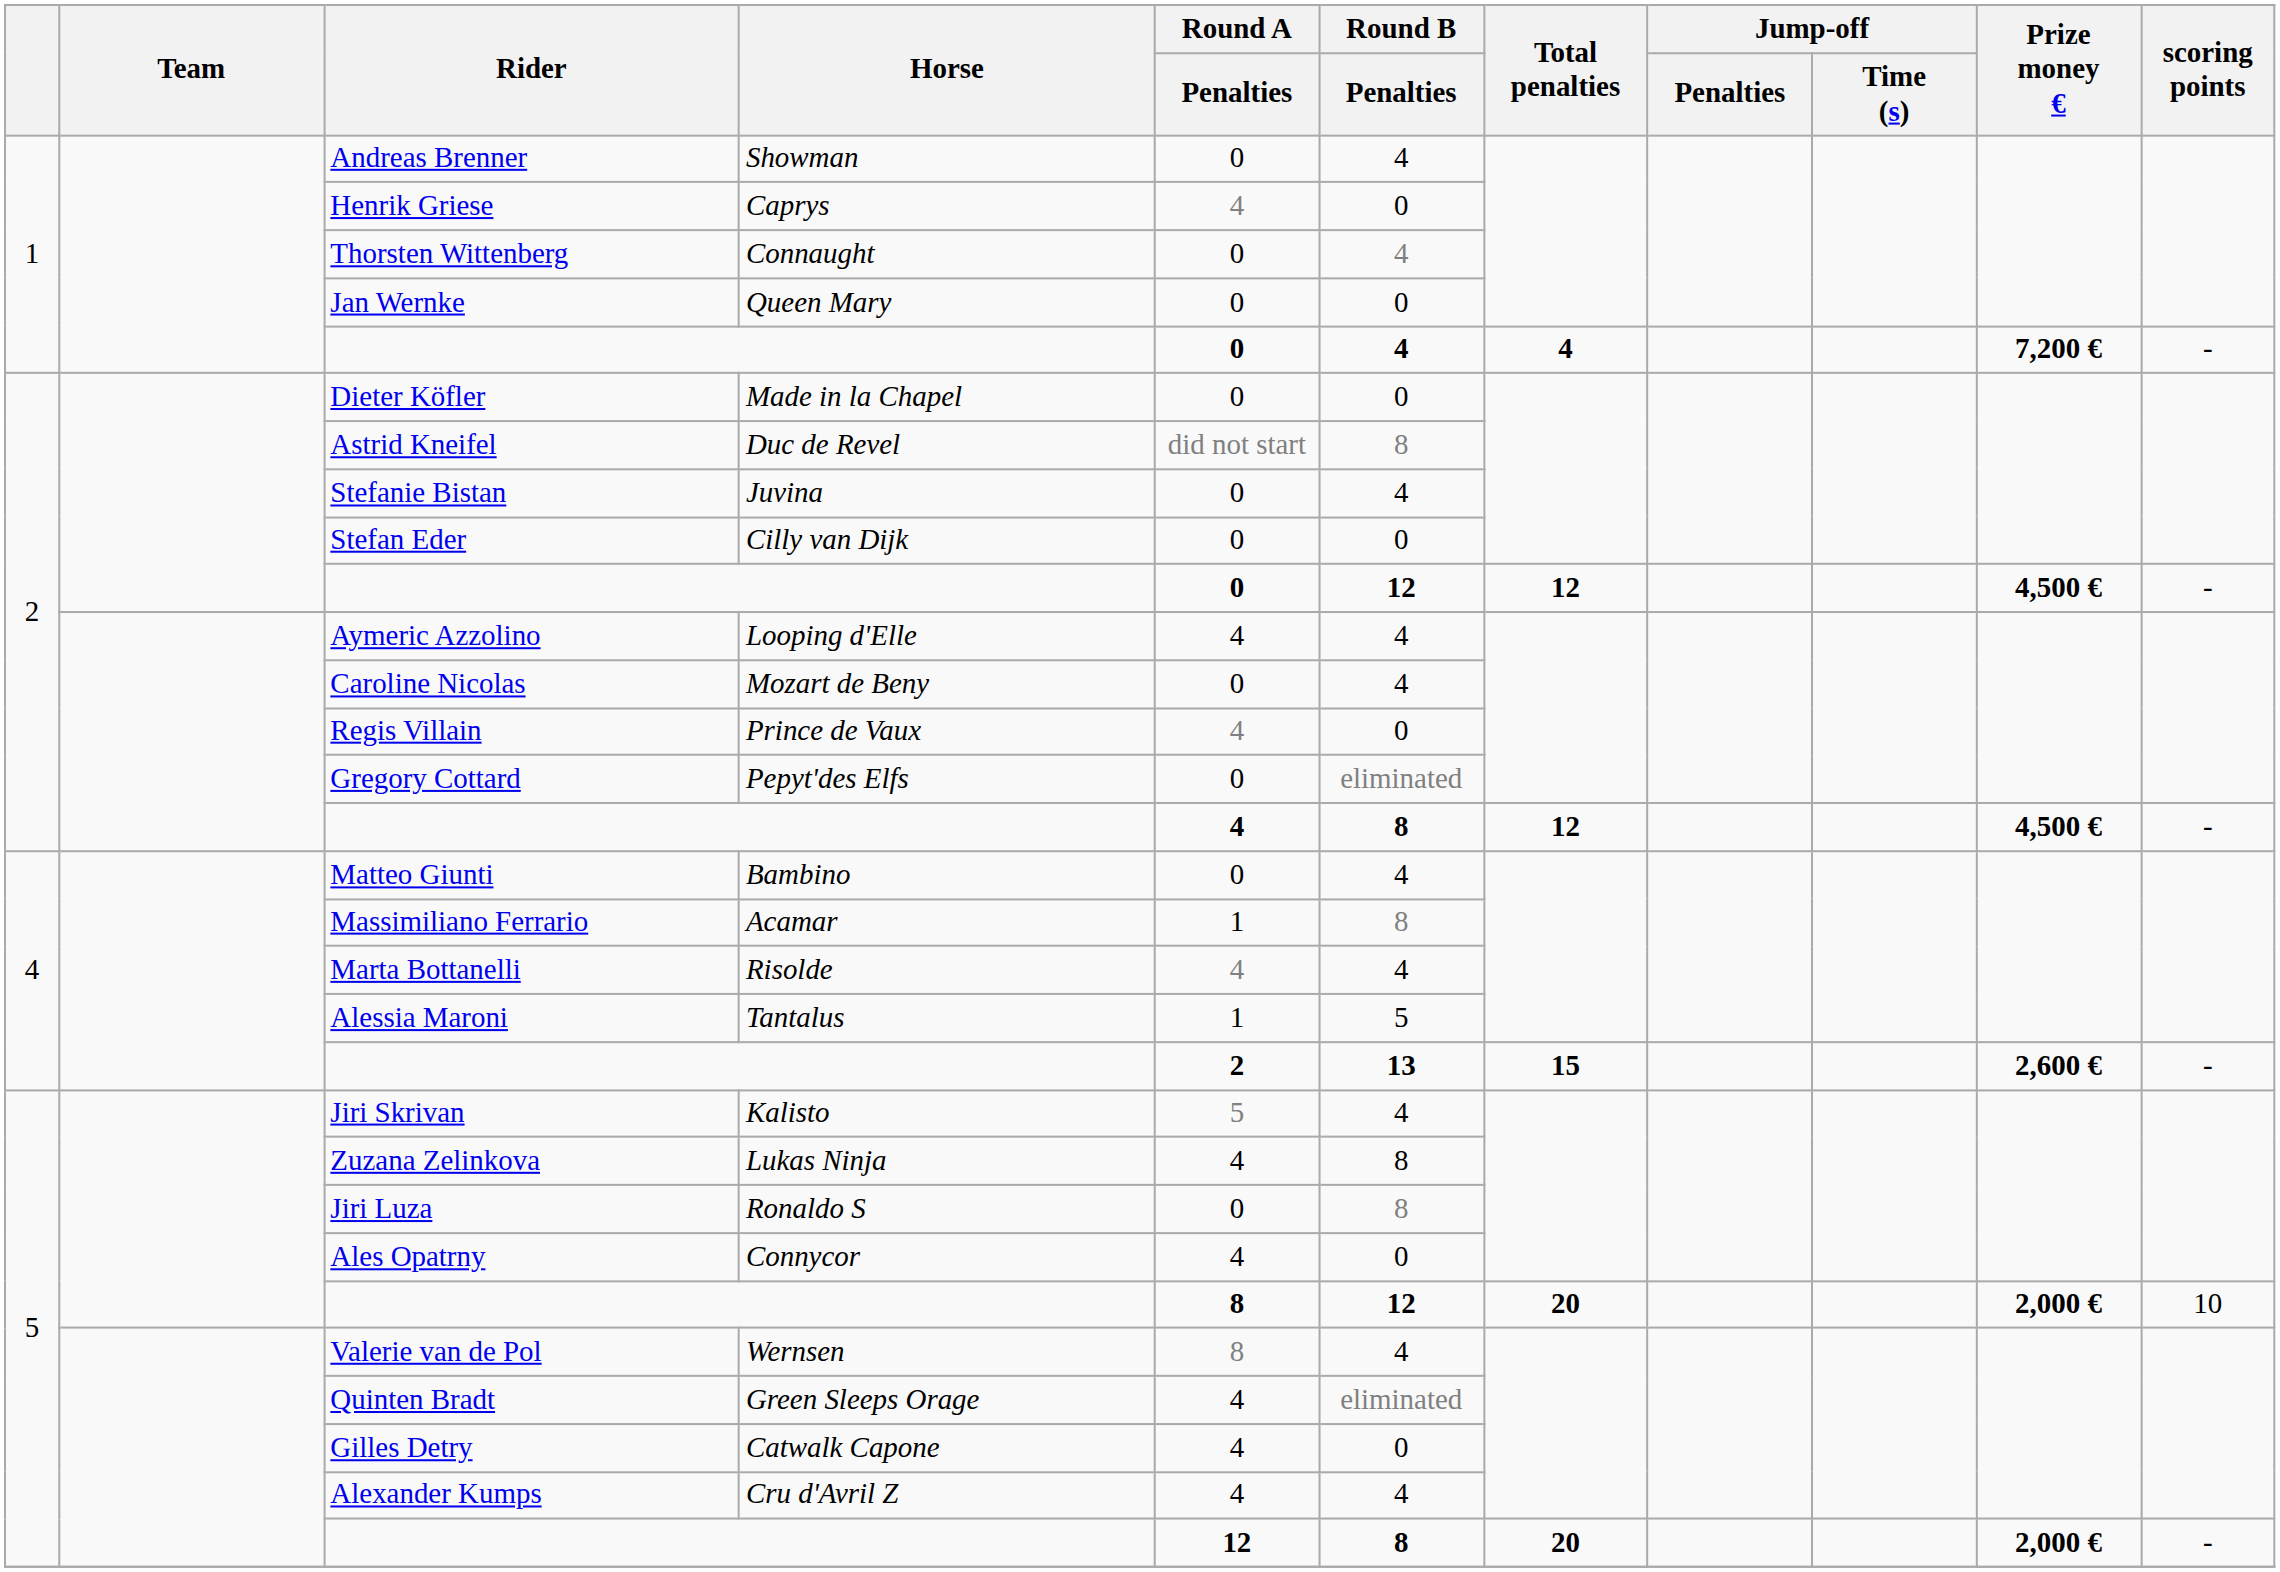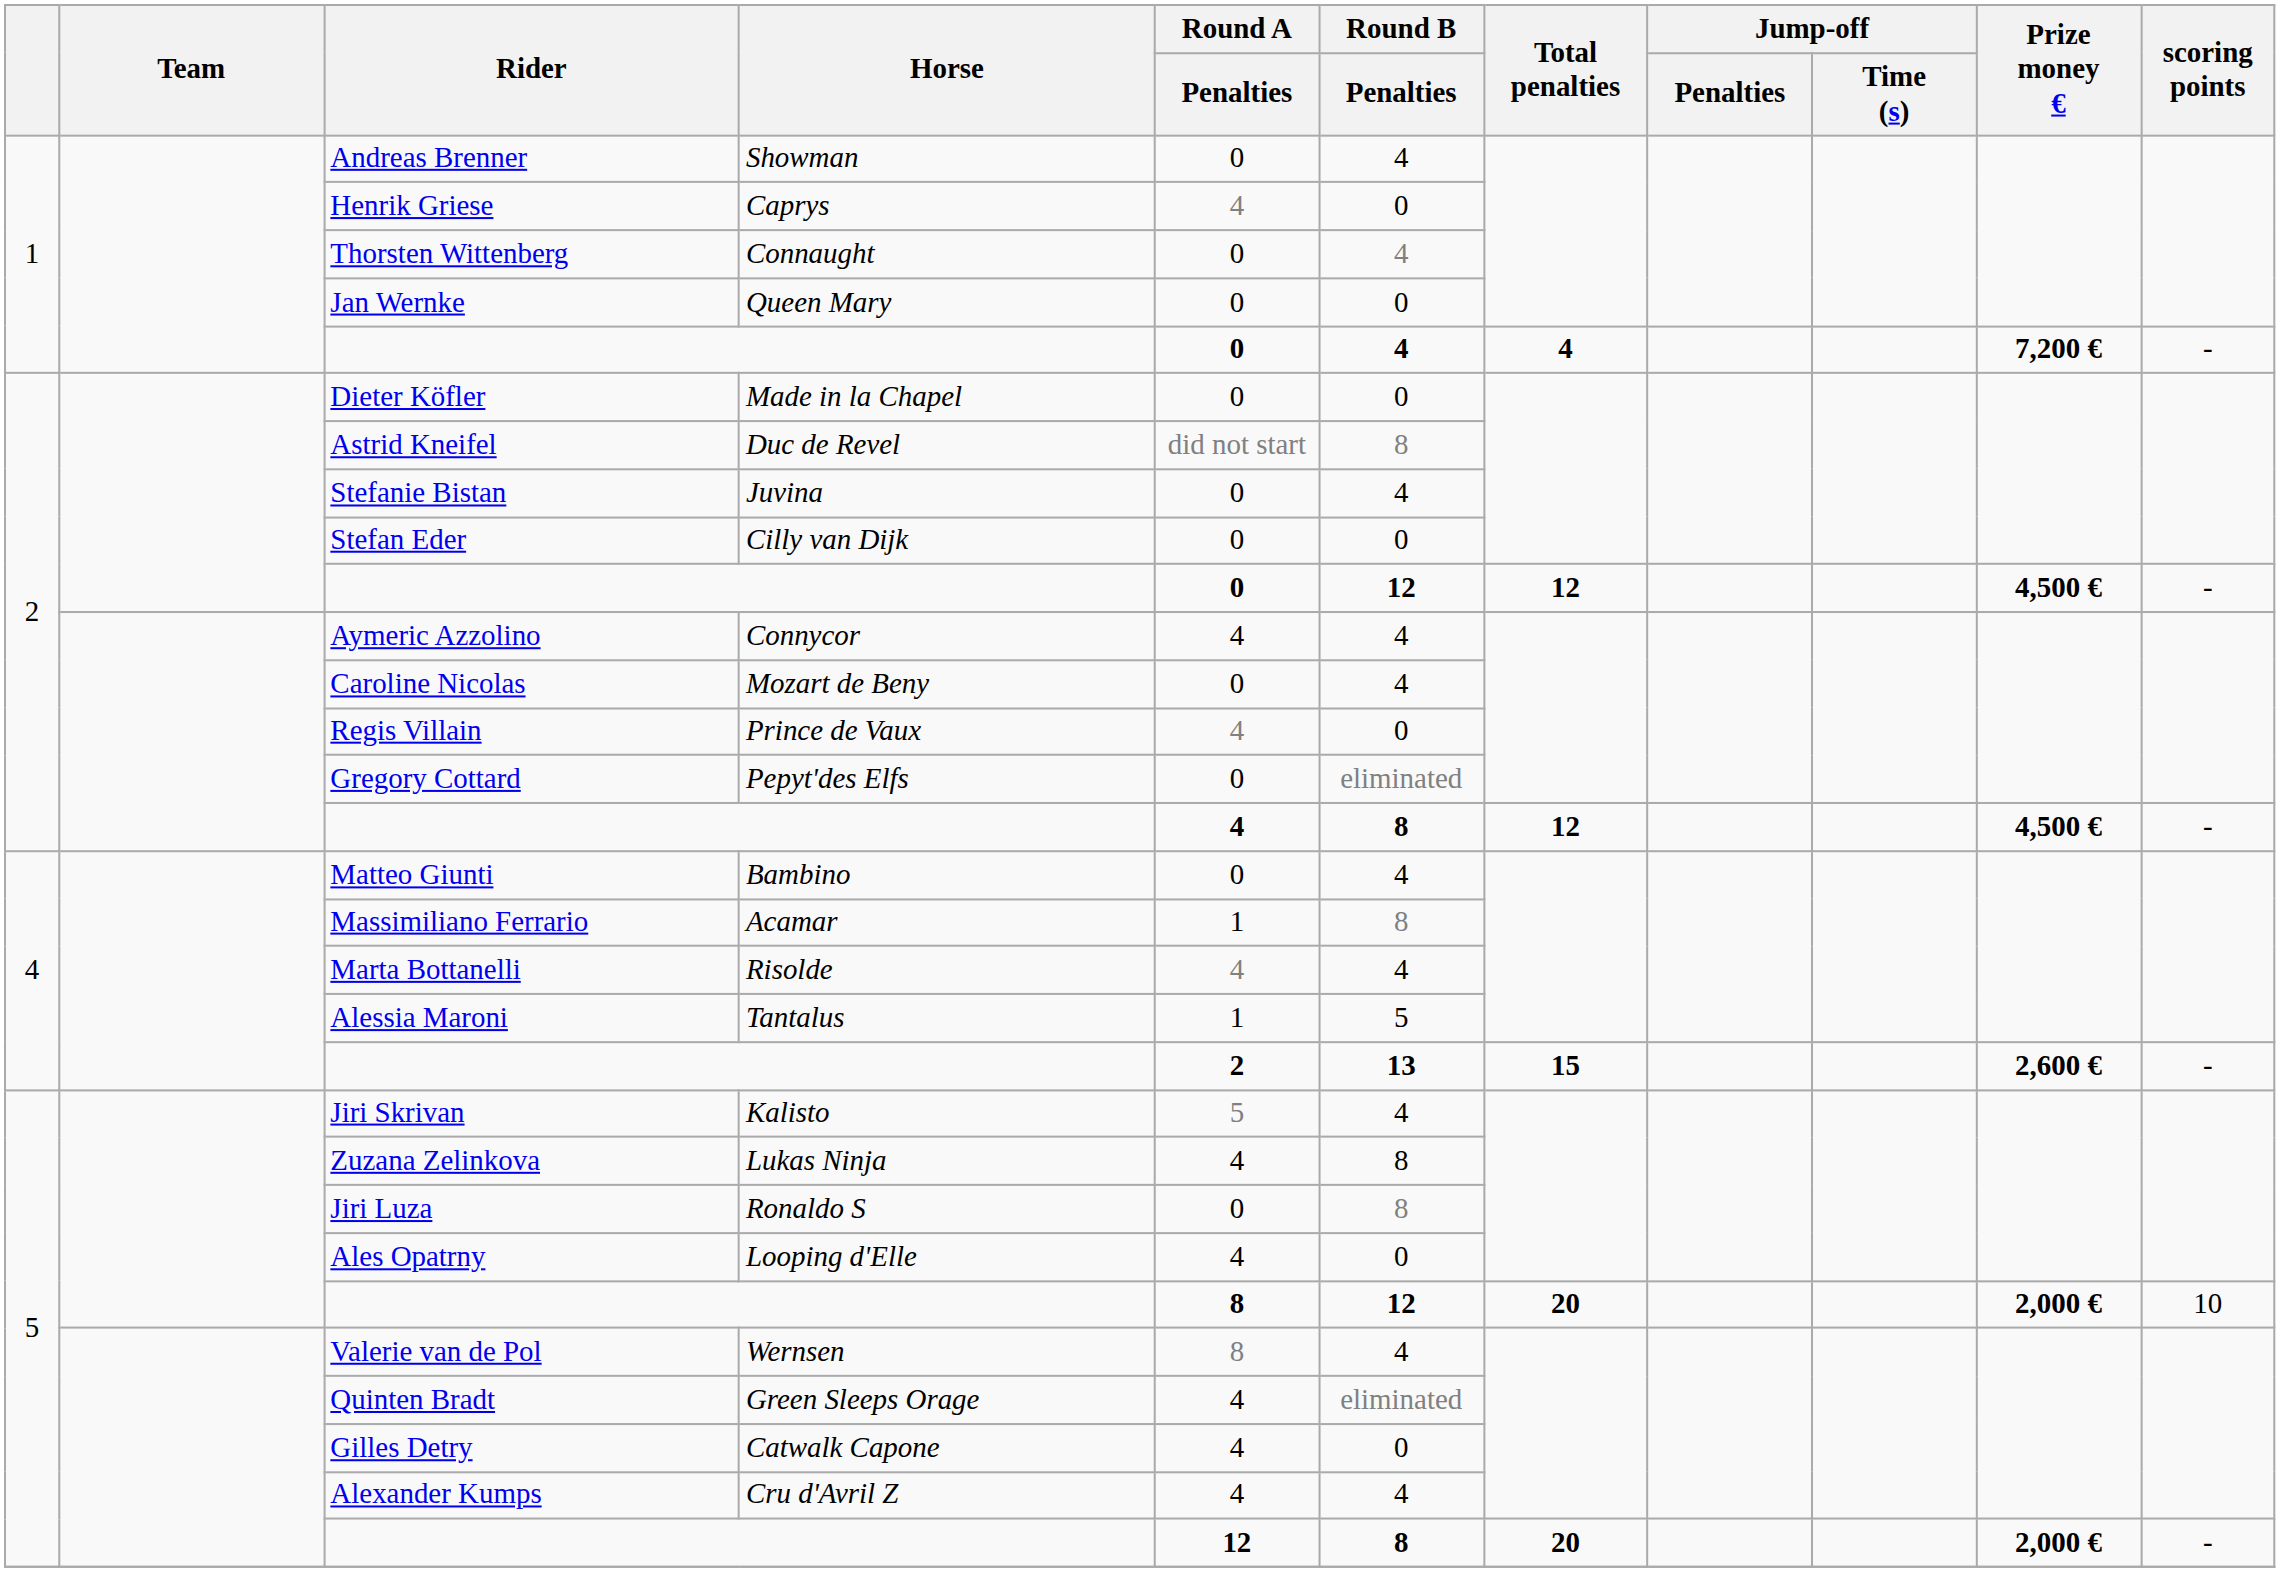(831, 635) Looping d'Elle -> (803, 635) Connycor
(803, 1256) Connycor -> (831, 1256) Looping d'Elle
